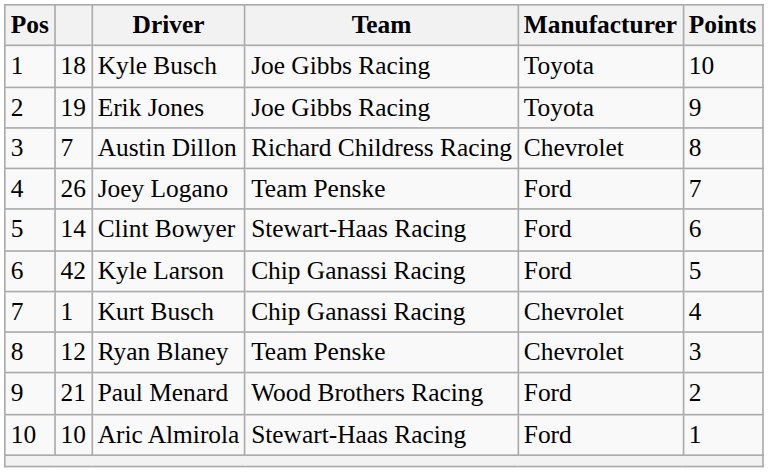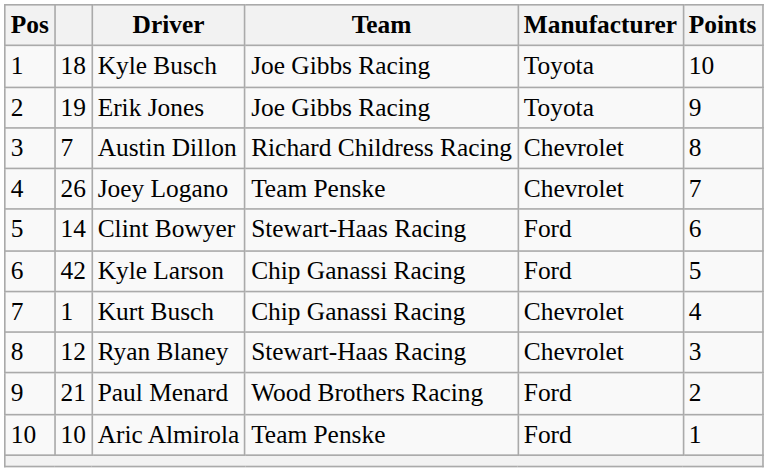(548, 188) Ford -> (574, 188) Chevrolet
(318, 351) Team Penske -> (359, 351) Stewart-Haas Racing
(359, 433) Stewart-Haas Racing -> (318, 433) Team Penske
